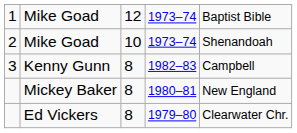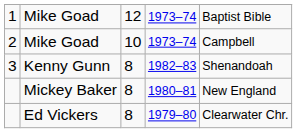(237, 41) Shenandoah -> (228, 41) Campbell
(228, 66) Campbell -> (237, 66) Shenandoah
